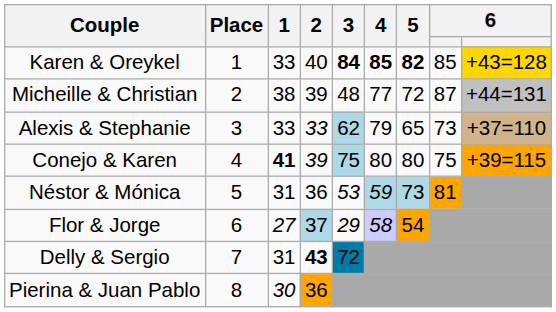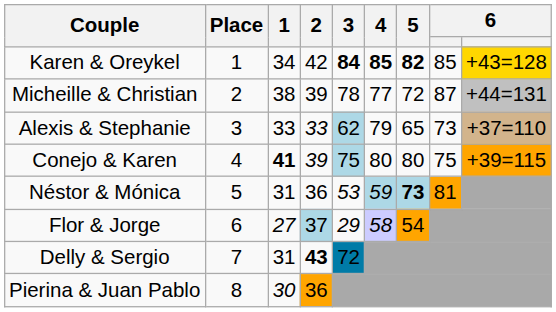(284, 62) 33 -> (284, 62) 34
(316, 62) 40 -> (316, 62) 42
(349, 95) 48 -> (349, 95) 78
(413, 192) normal -> (413, 192) bold
